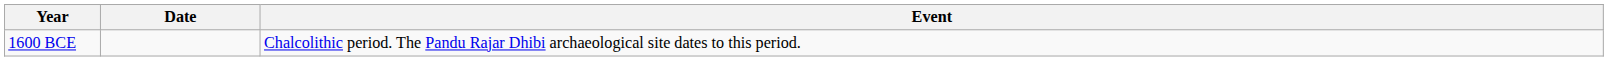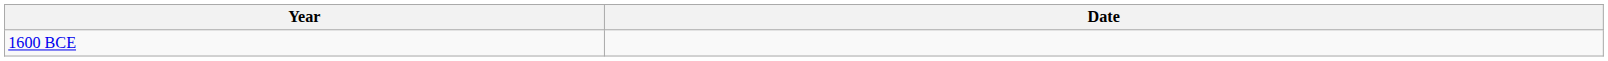- column: (932, 17)
